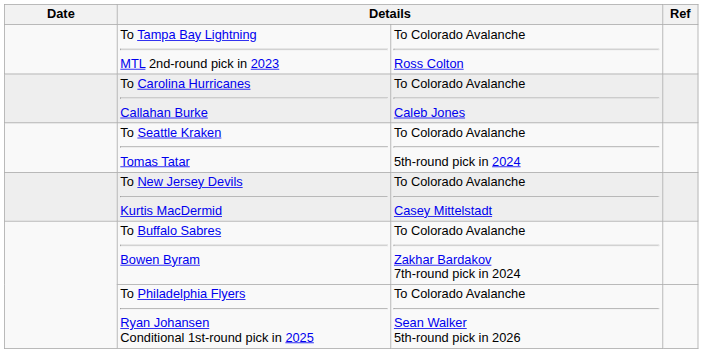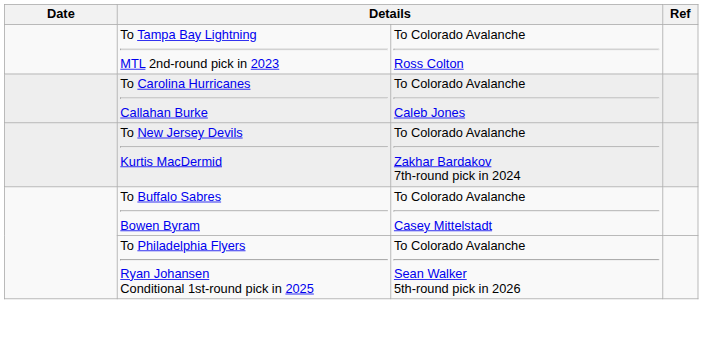- row: (254, 147)
(527, 196) To Colorado Avalanche Casey Mittelstadt -> (527, 154) To Colorado Avalanche Zakhar Bardakov 7th-round pick in 2024
(527, 252) To Colorado Avalanche Zakhar Bardakov 7th-round pick in 2024 -> (527, 211) To Colorado Avalanche Casey Mittelstadt
